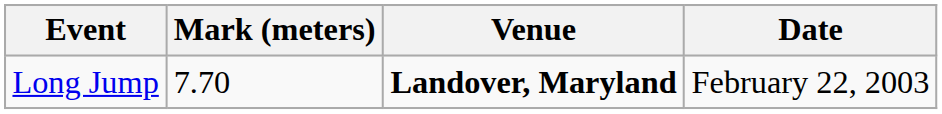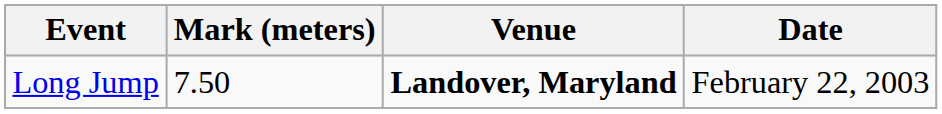(202, 81) 7.70 -> (202, 81) 7.50
